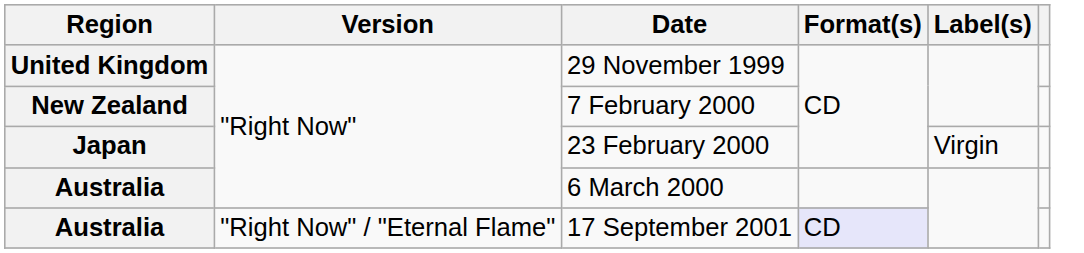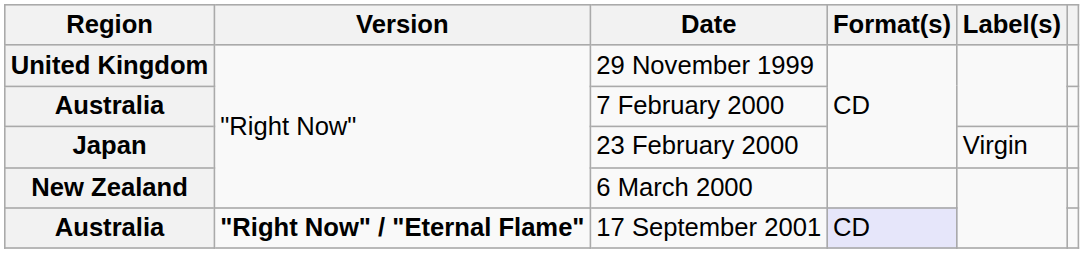(110, 106) New Zealand -> (110, 106) Australia
(110, 187) Australia -> (110, 187) New Zealand
(388, 227) normal -> (402, 227) bold
